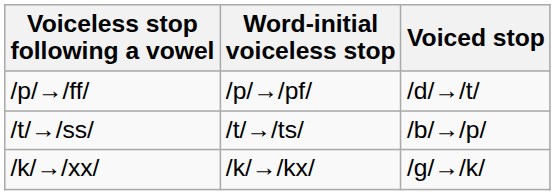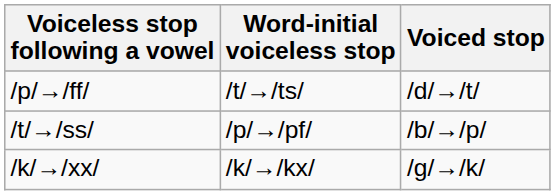(269, 90) /p/→/pf/ -> (265, 90) /t/→/ts/
(265, 129) /t/→/ts/ -> (269, 129) /p/→/pf/
